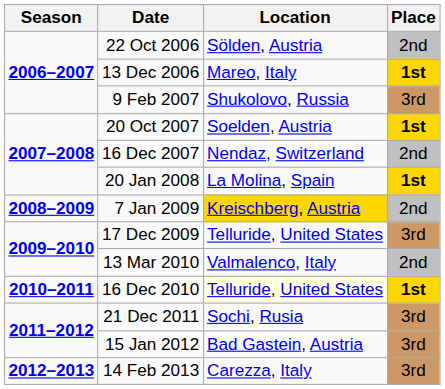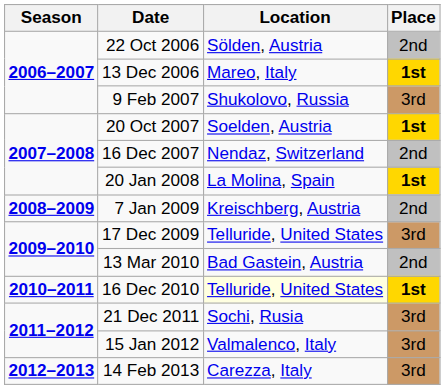(284, 208) gold background -> (284, 208) no background
(272, 262) Valmalenco, Italy -> (285, 262) Bad Gastein, Austria
(285, 343) Bad Gastein, Austria -> (272, 343) Valmalenco, Italy
